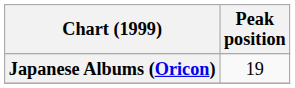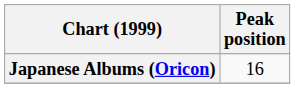(255, 68) 19 -> (255, 68) 16
